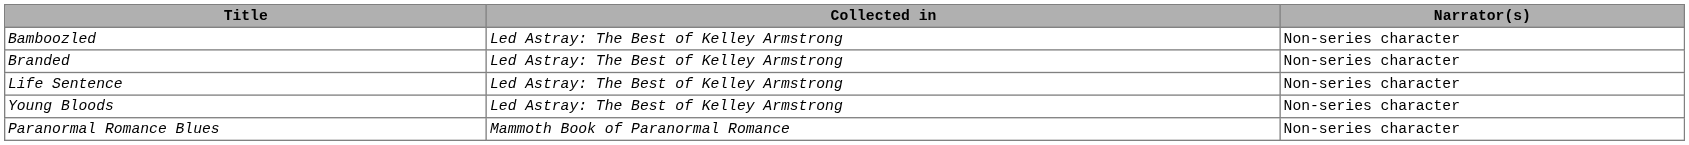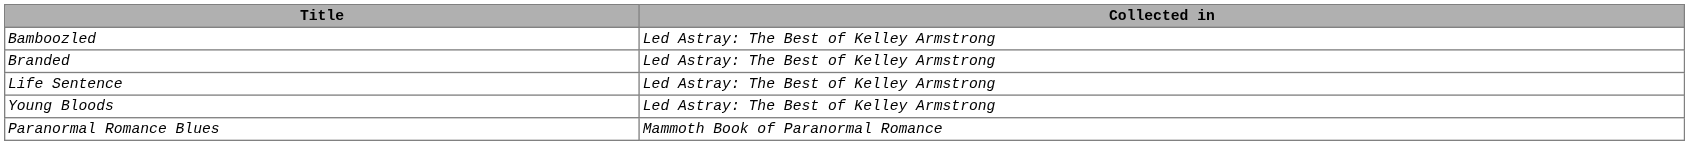- column: (1482, 16)
